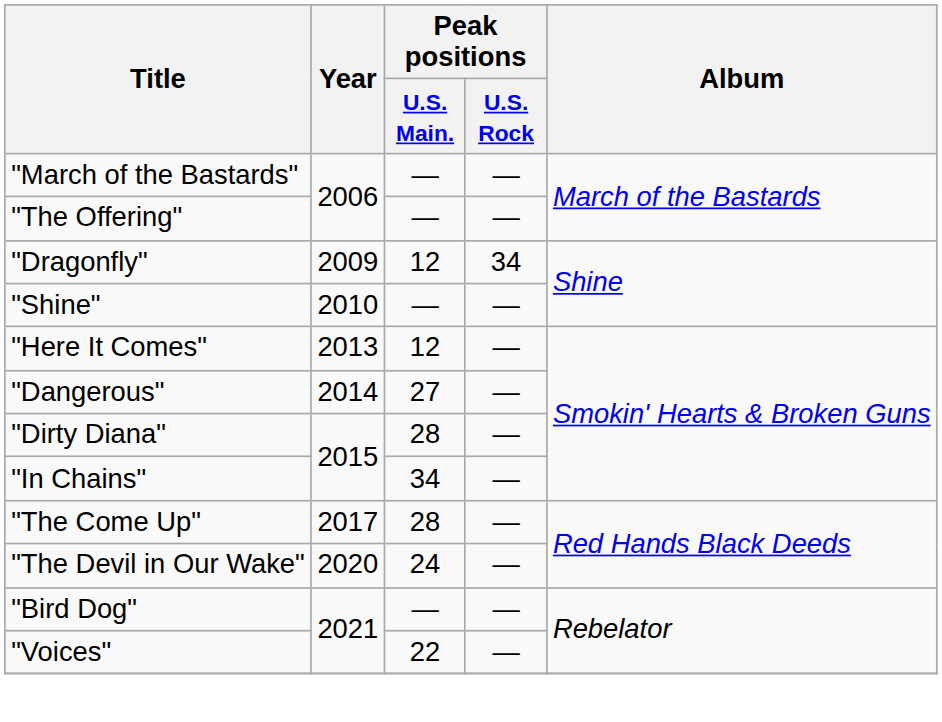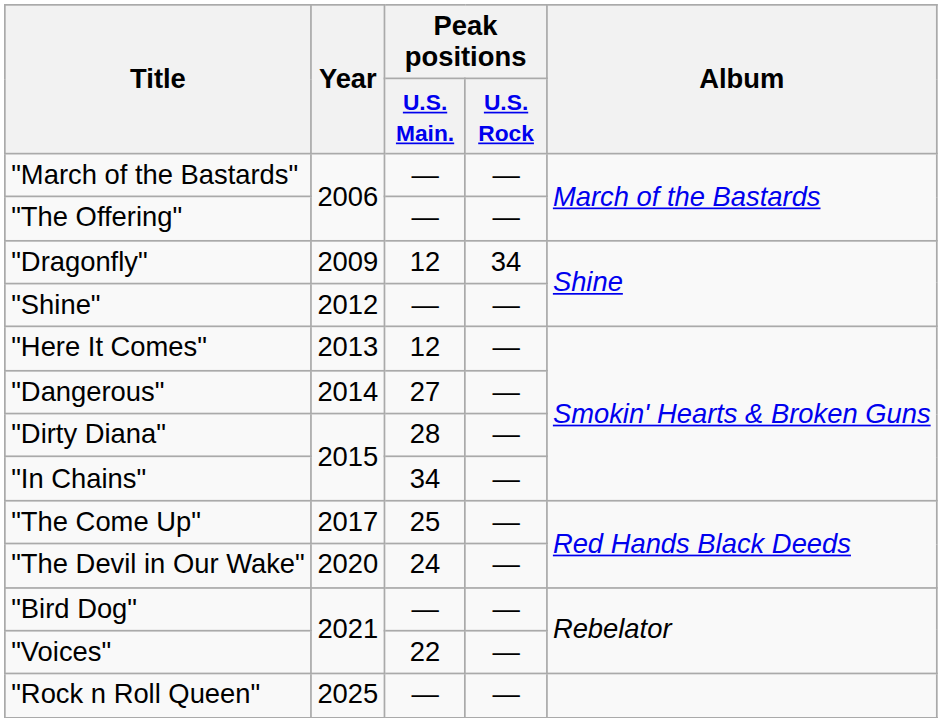(348, 304) 2010 -> (348, 304) 2012
(425, 521) 28 -> (425, 521) 25
+ row: (136, 695)
